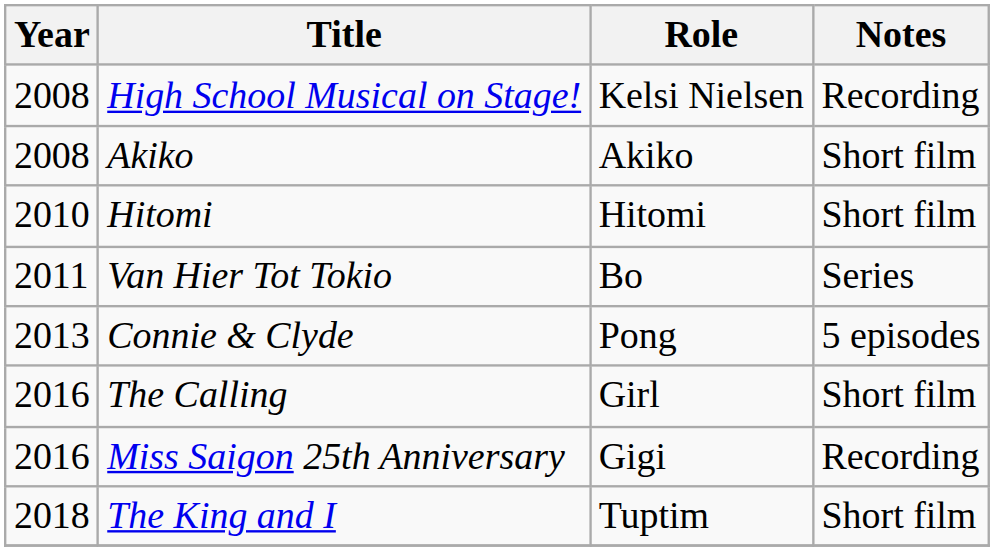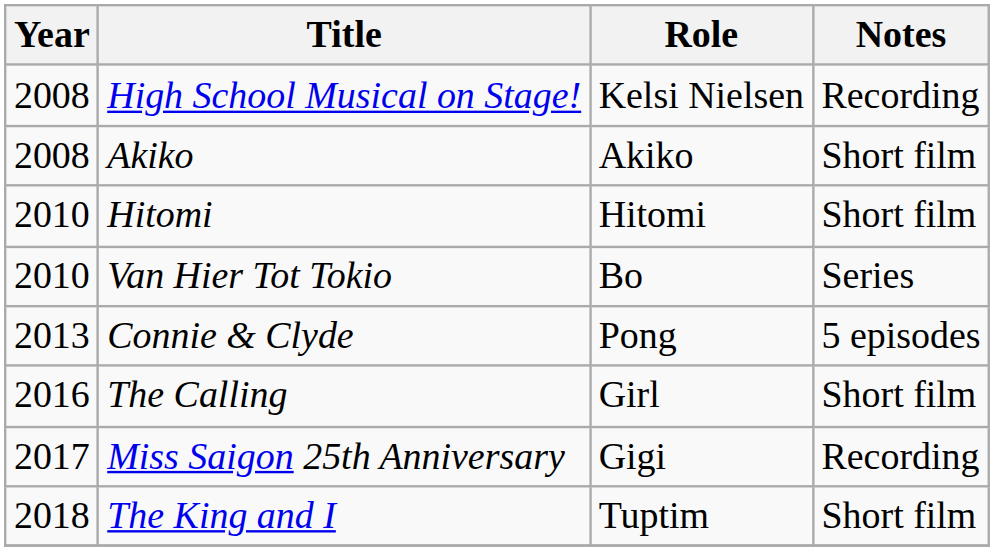(51, 275) 2011 -> (52, 275) 2010
(52, 455) 2016 -> (52, 455) 2017
